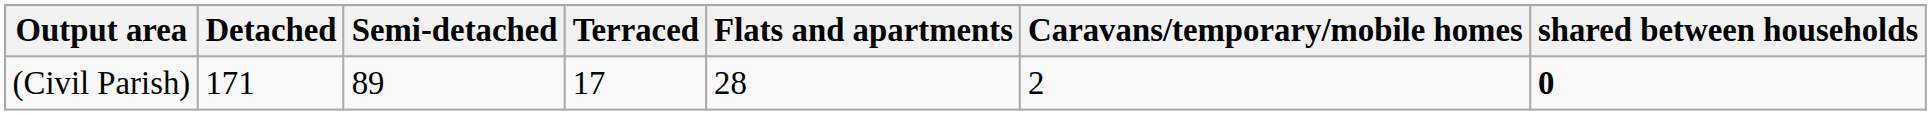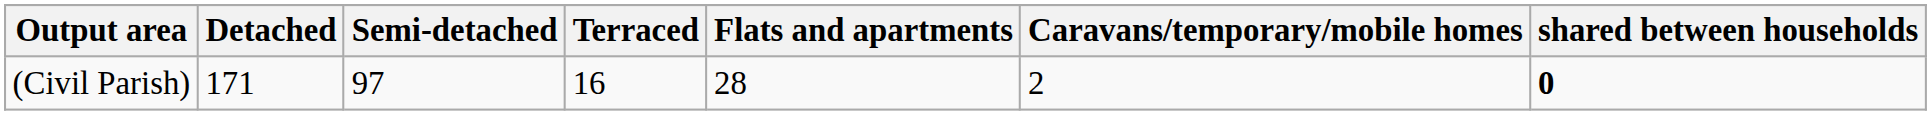(368, 82) 89 -> (368, 82) 97
(589, 82) 17 -> (589, 82) 16
